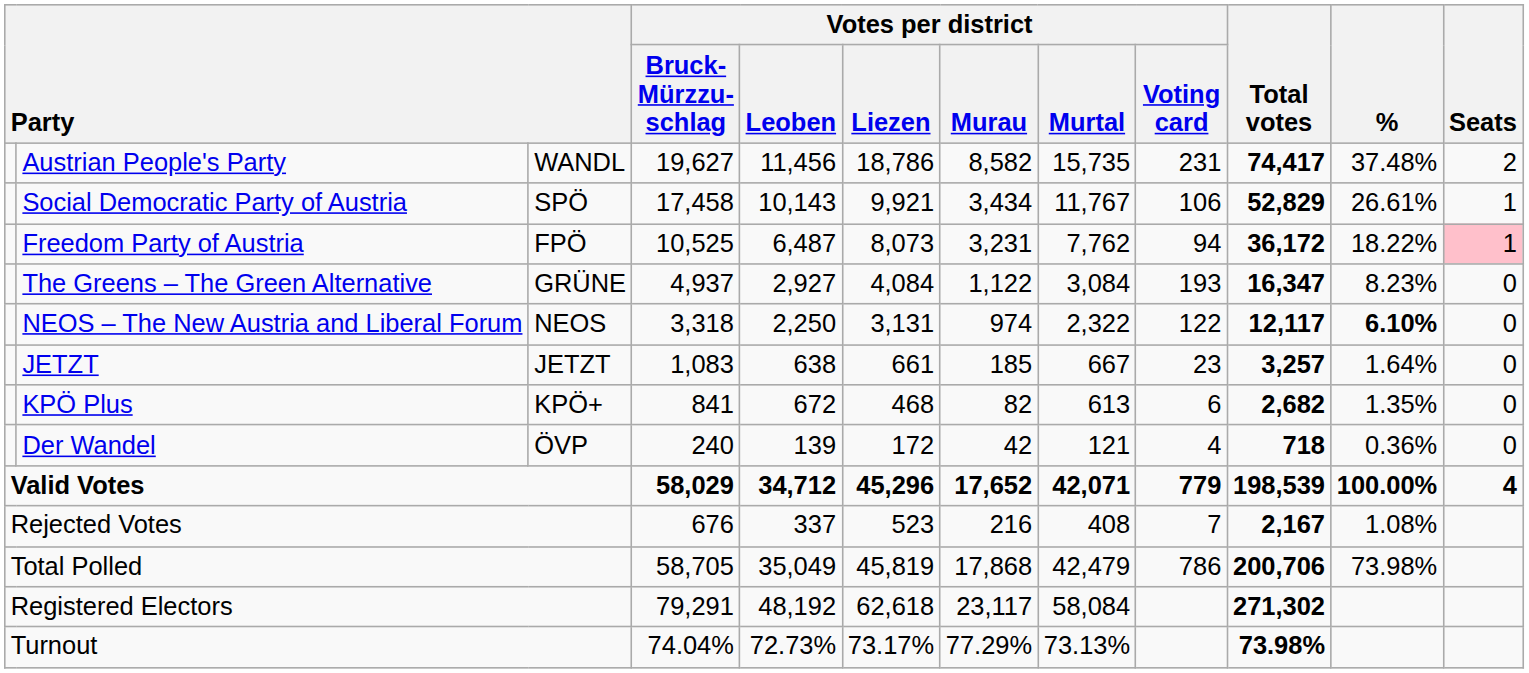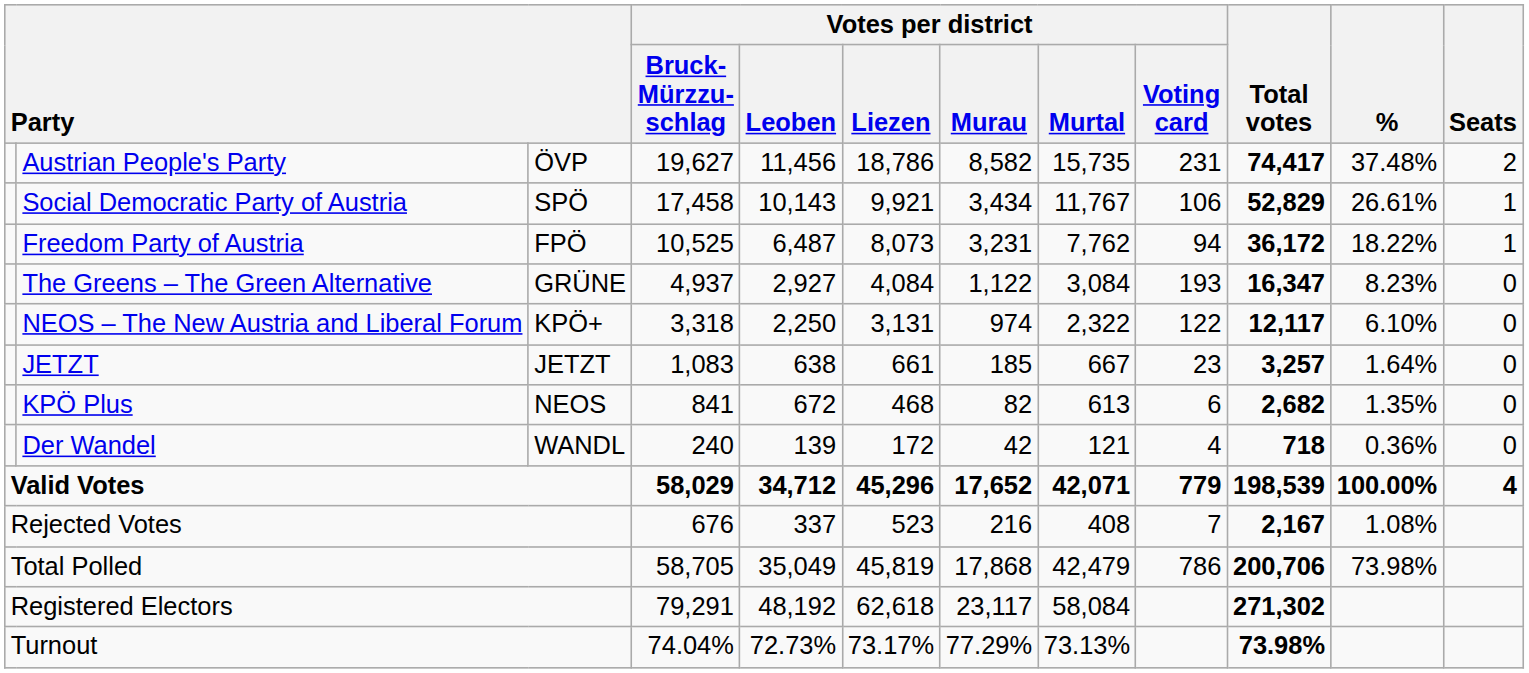(580, 162) WANDL -> (561, 162) ÖVP
(1510, 243) pink background -> (1510, 243) no background
(570, 323) NEOS -> (568, 323) KPÖ+
(1401, 323) bold -> (1401, 323) normal
(568, 404) KPÖ+ -> (570, 404) NEOS
(561, 445) ÖVP -> (580, 445) WANDL
